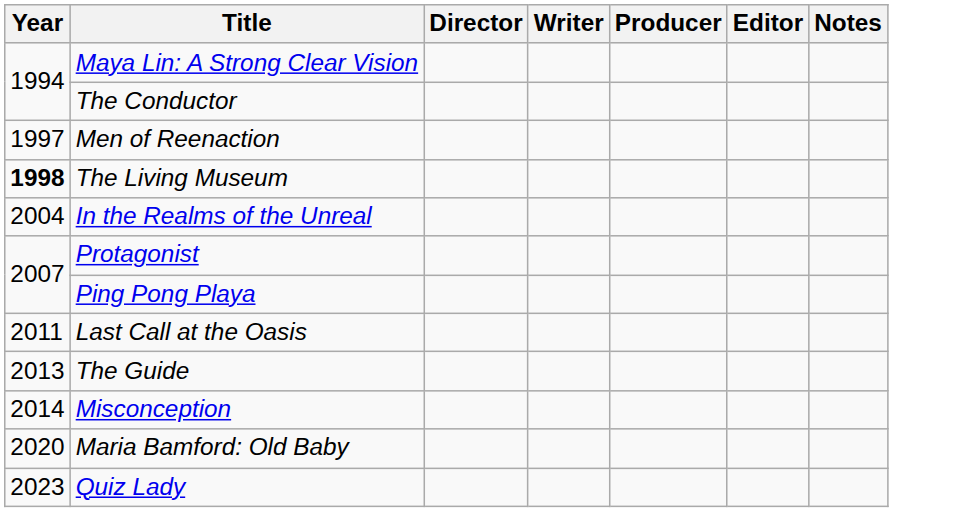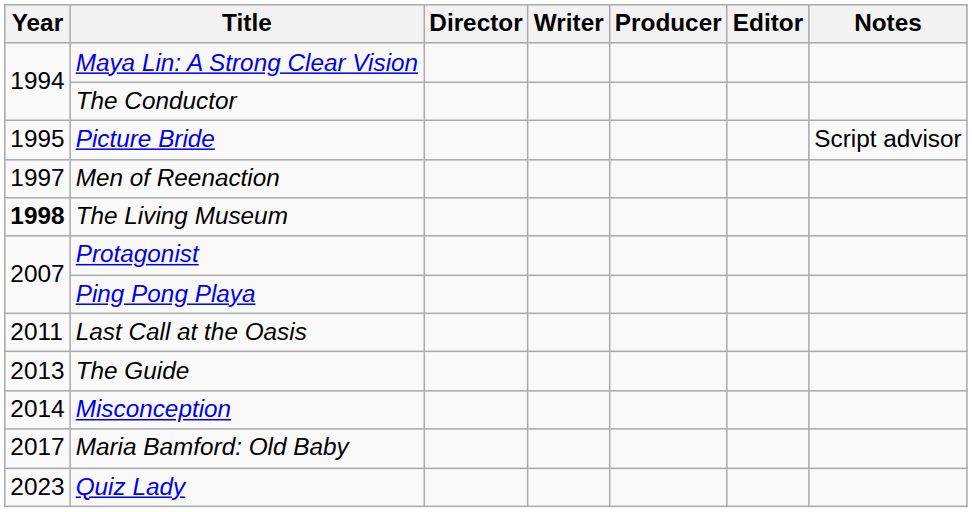+ row: (145, 139)
- row: (224, 216)
(37, 448) 2020 -> (37, 448) 2017
